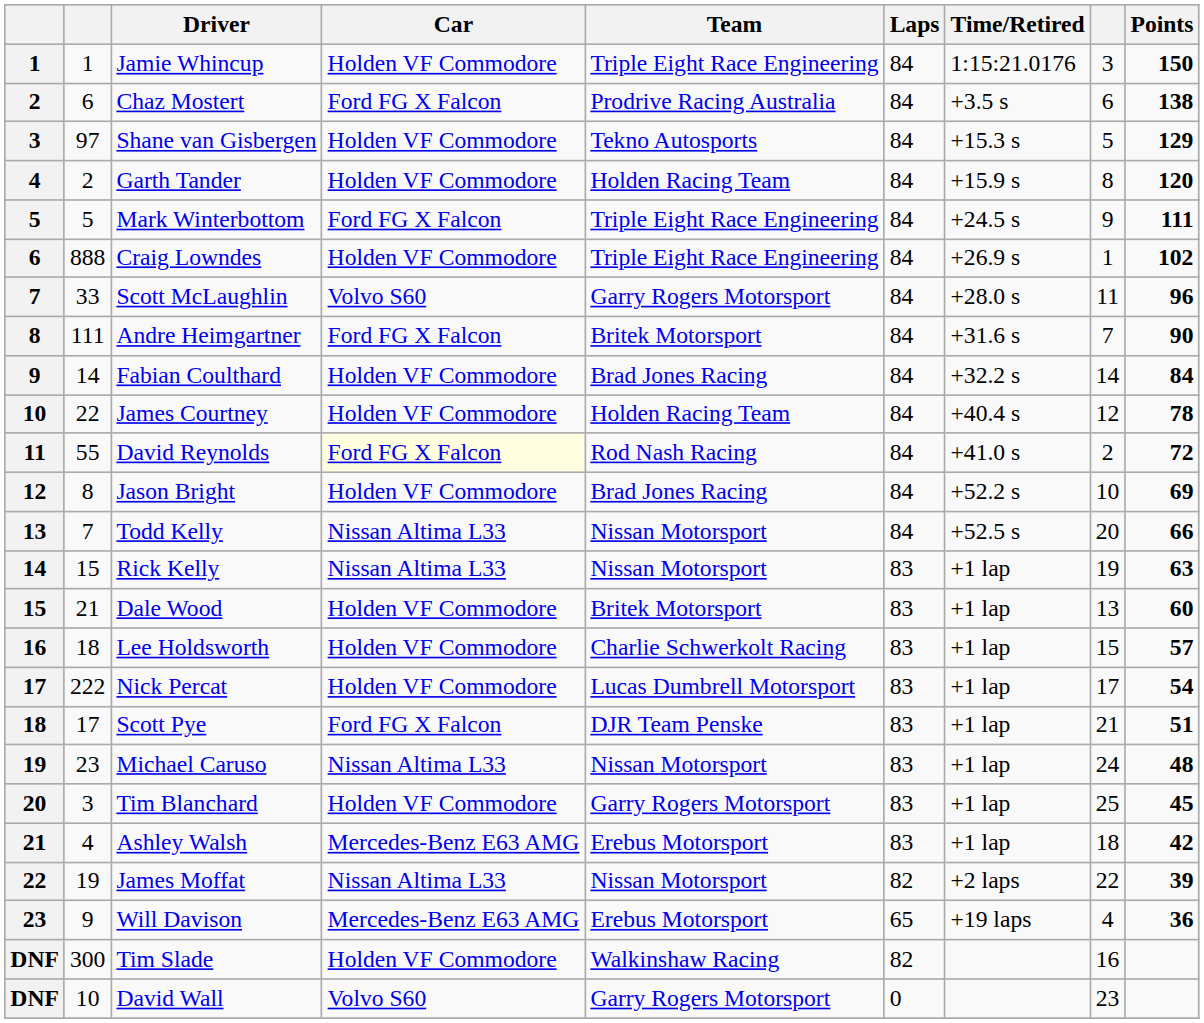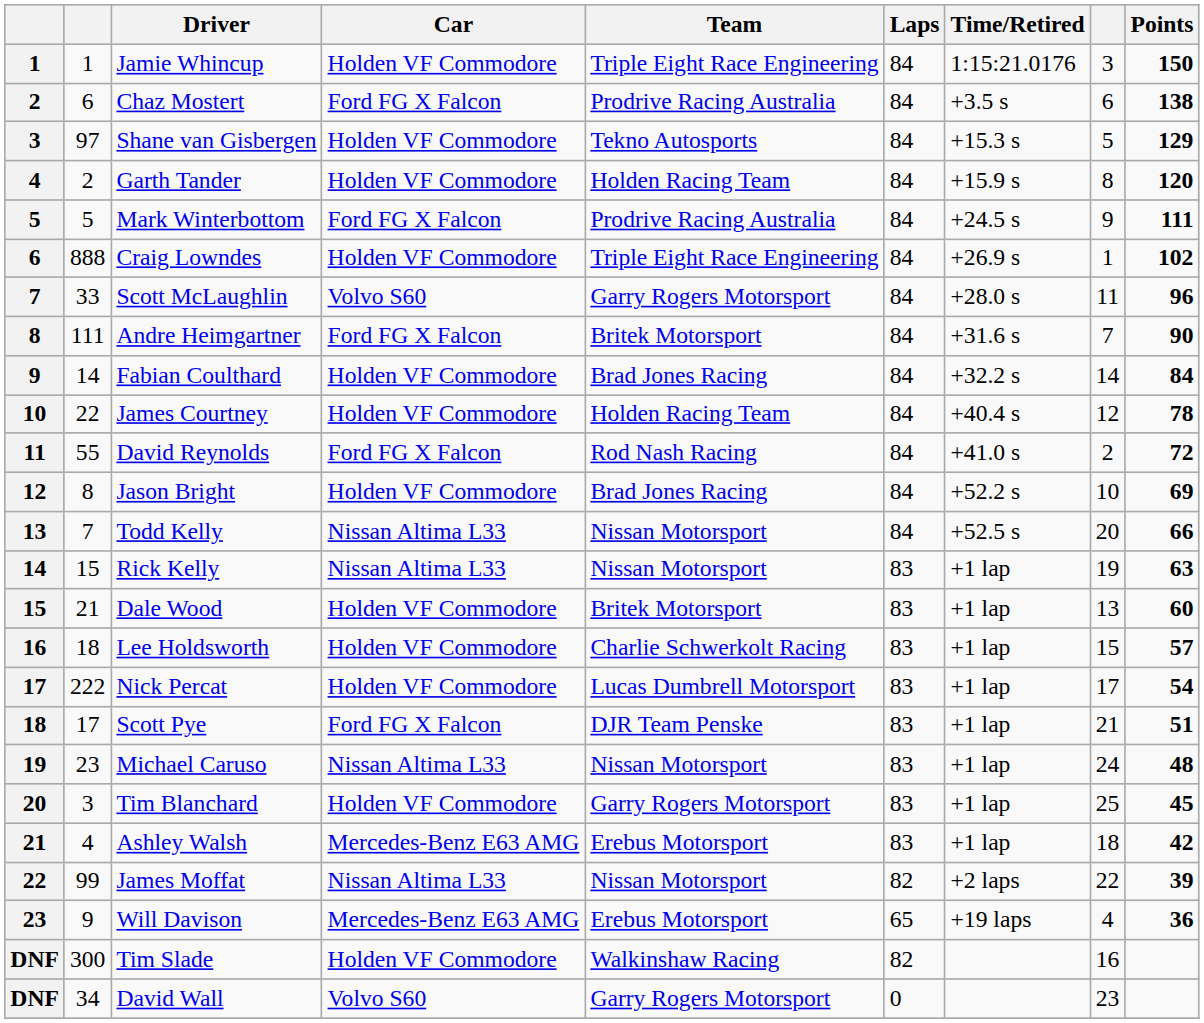(734, 219) Triple Eight Race Engineering -> (713, 219) Prodrive Racing Australia
(414, 452) lightyellow background -> (414, 452) no background
(88, 881) 19 -> (88, 881) 99
(88, 998) 10 -> (88, 998) 34
